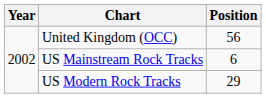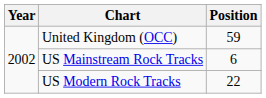(234, 37) 56 -> (234, 37) 59
(234, 81) 29 -> (234, 81) 22
